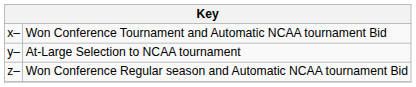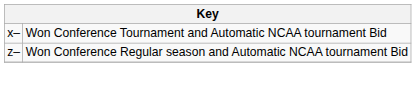- row: (133, 52)
